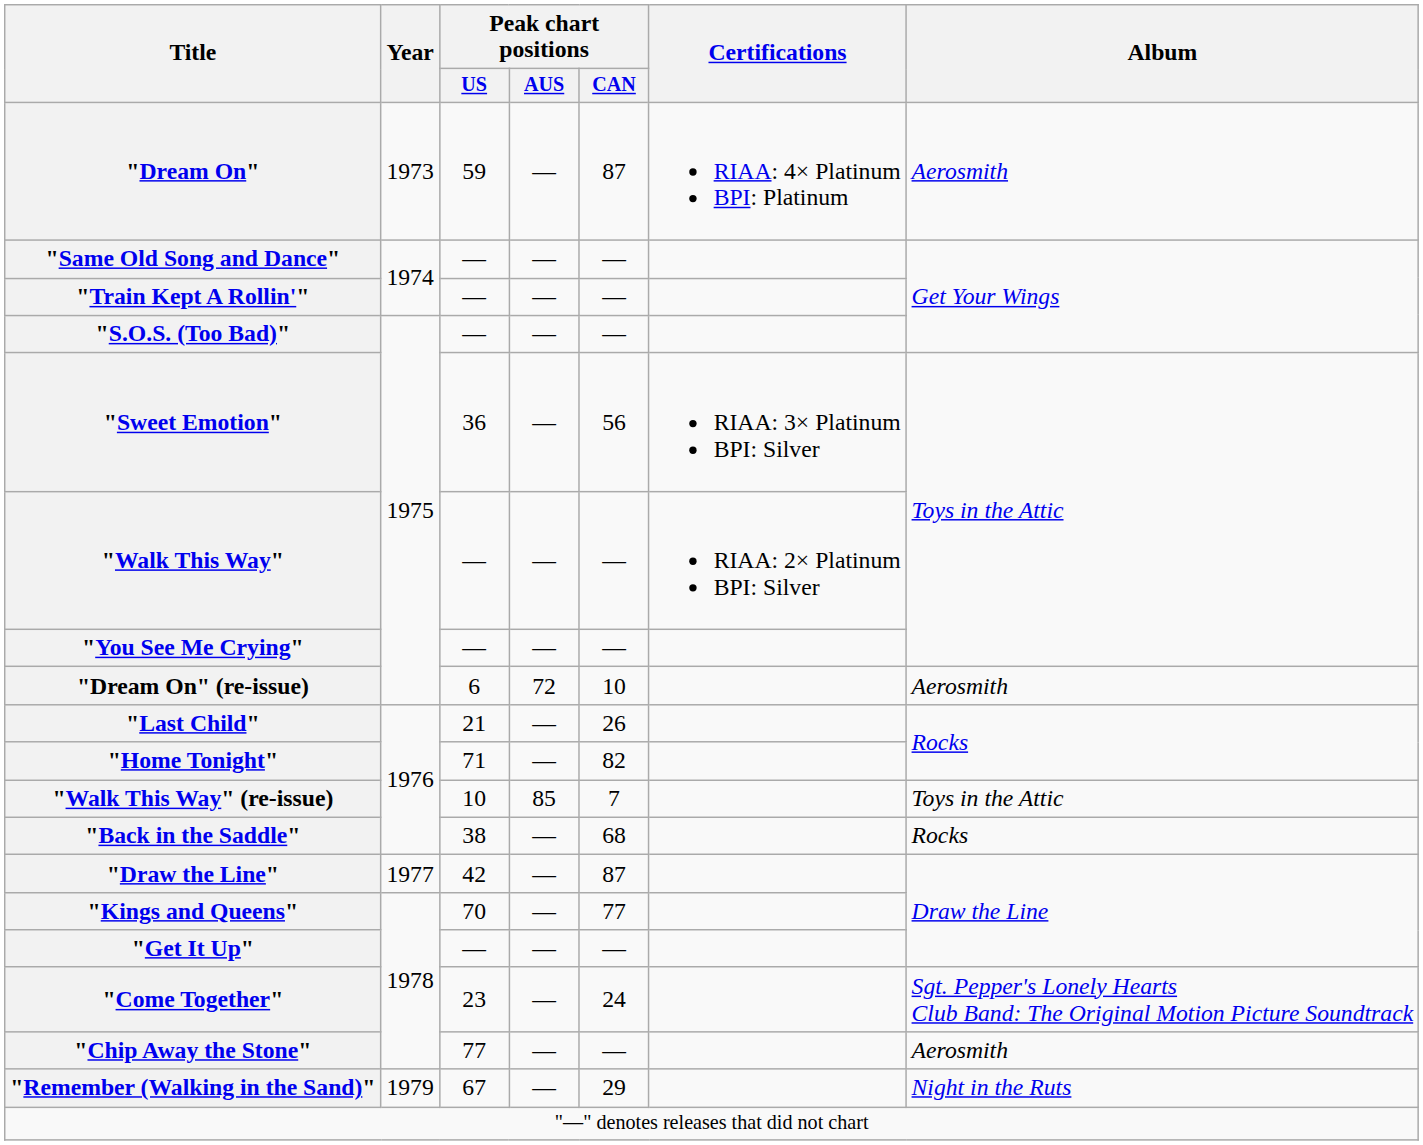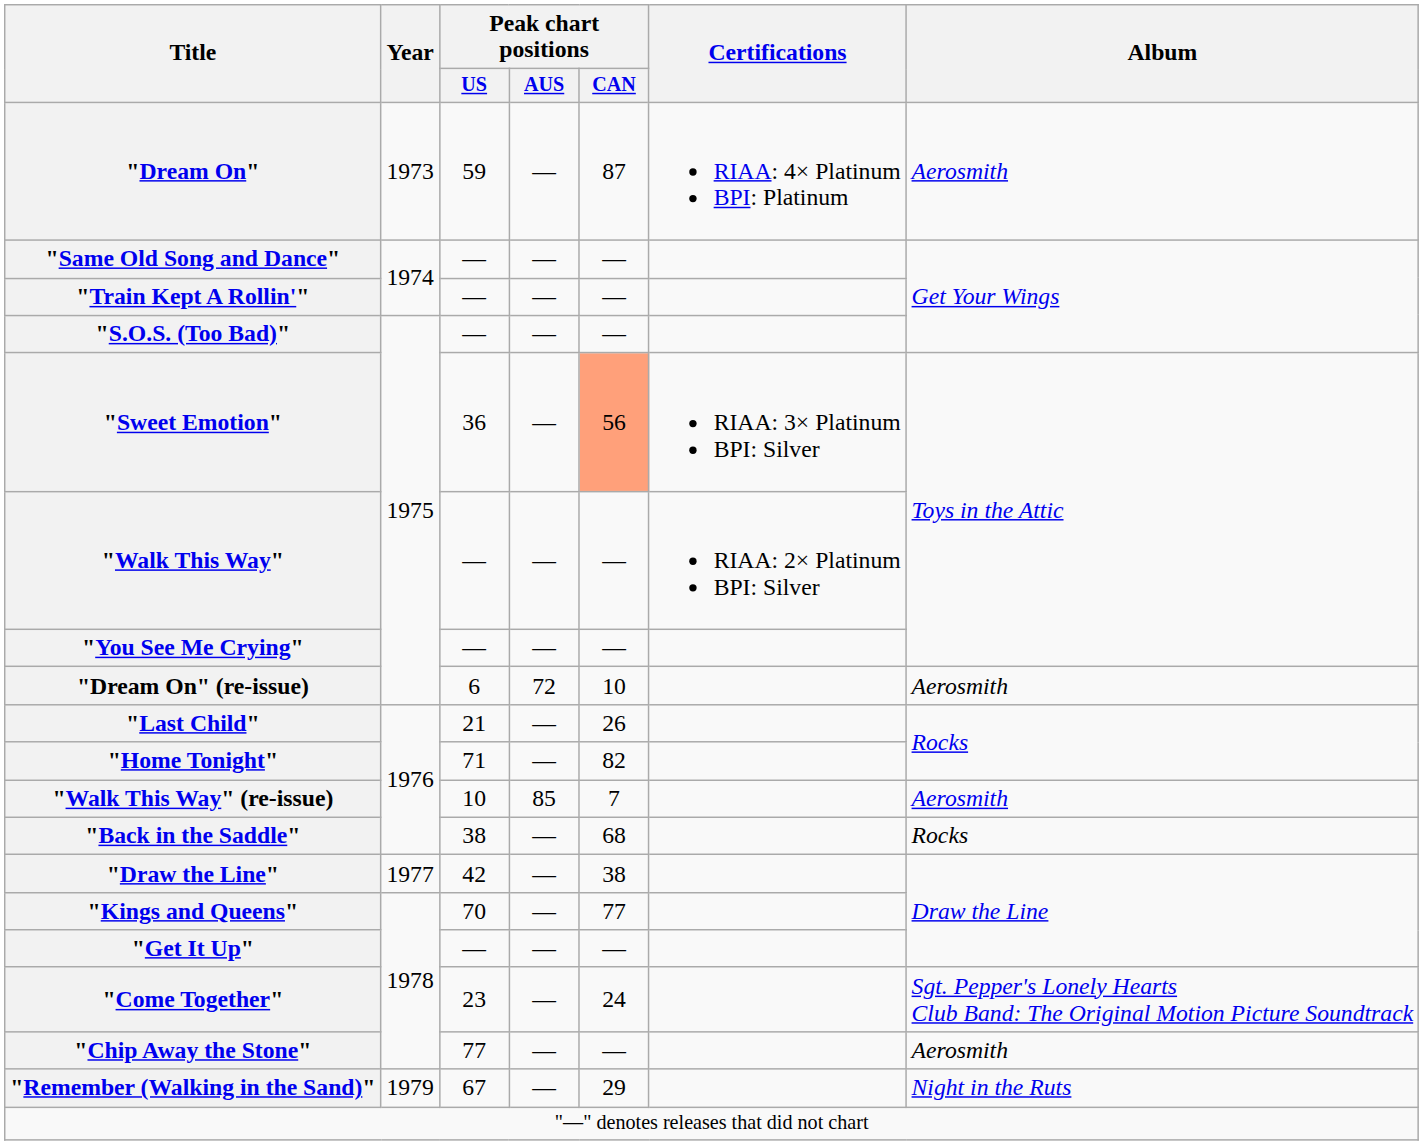(614, 421) no background -> (614, 421) lightsalmon background
(988, 798) Toys in the Attic -> (960, 798) Aerosmith
(614, 873) 87 -> (614, 873) 38
